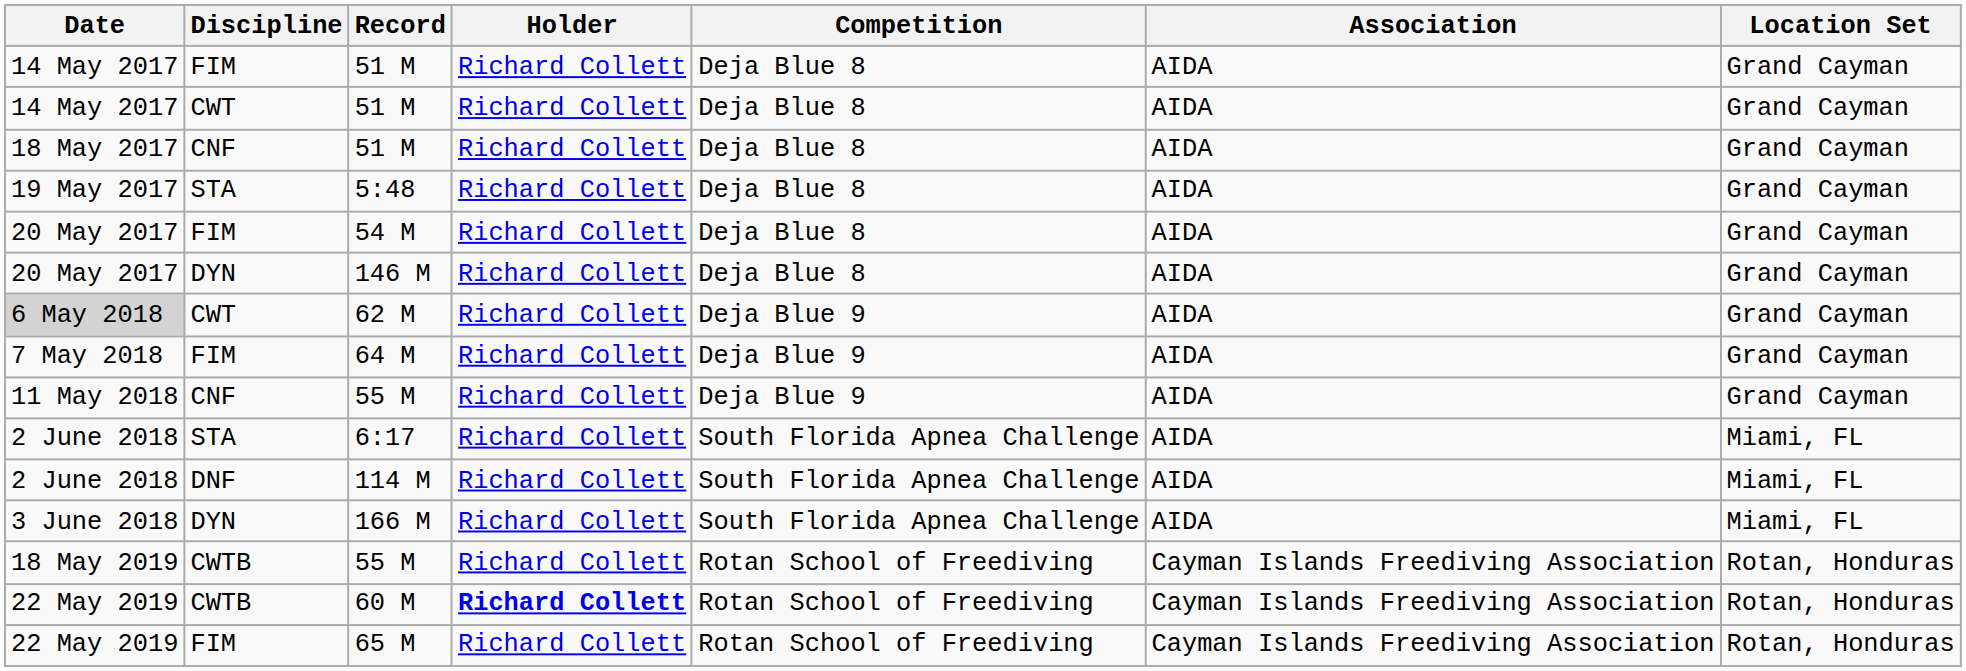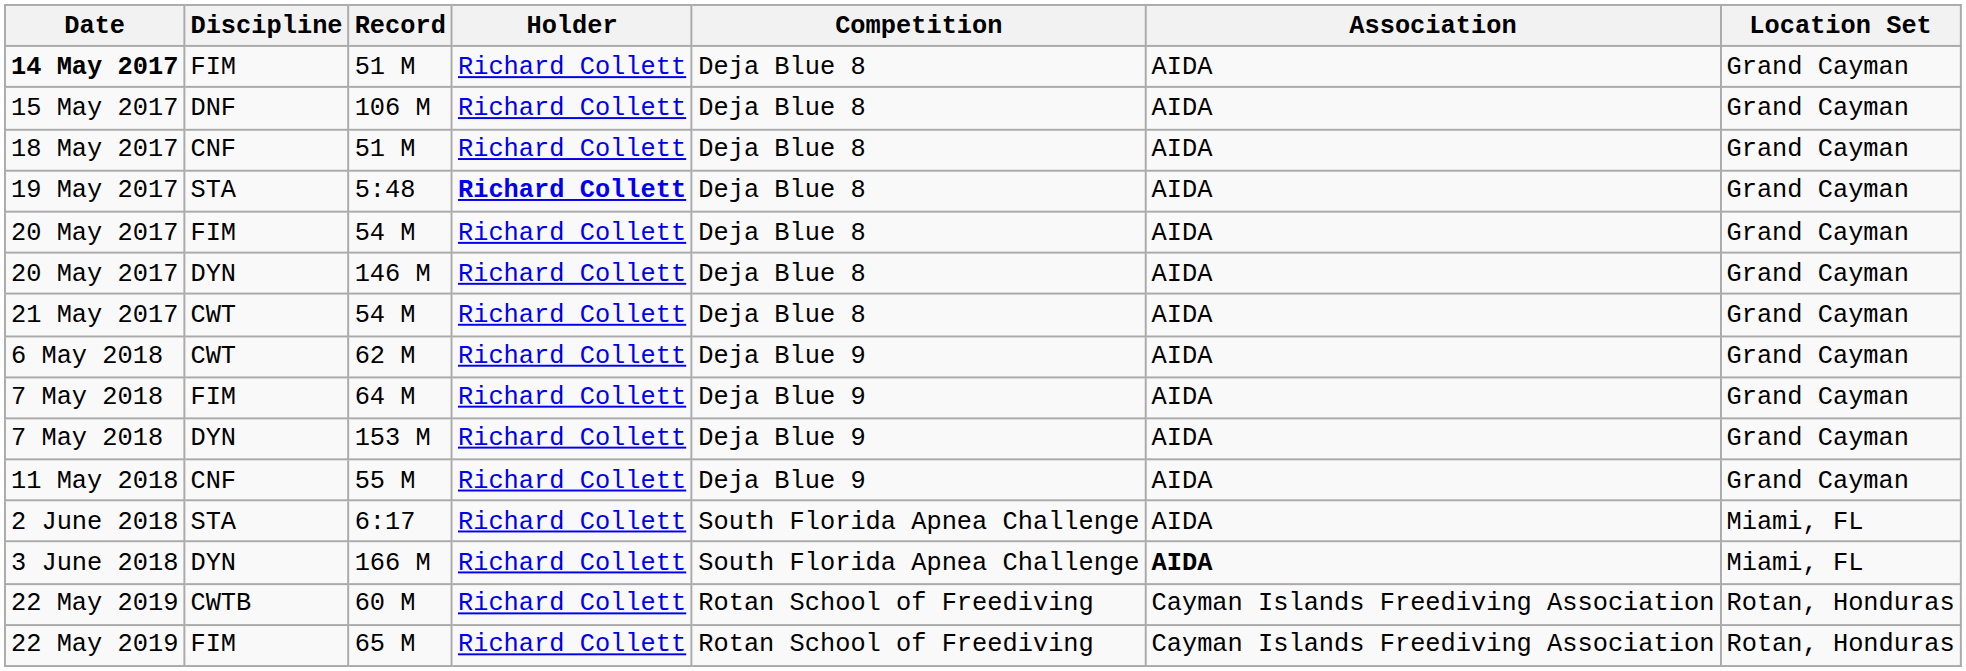(95, 67) normal -> (95, 67) bold
- row: (213, 108)
+ row: (213, 108)
(572, 191) normal -> (572, 191) bold
+ row: (213, 315)
(87, 315) lightgrey background -> (87, 356) no background
+ row: (213, 439)
- row: (213, 480)
(1182, 521) normal -> (1182, 563) bold
- row: (221, 563)
(572, 604) bold -> (572, 604) normal
